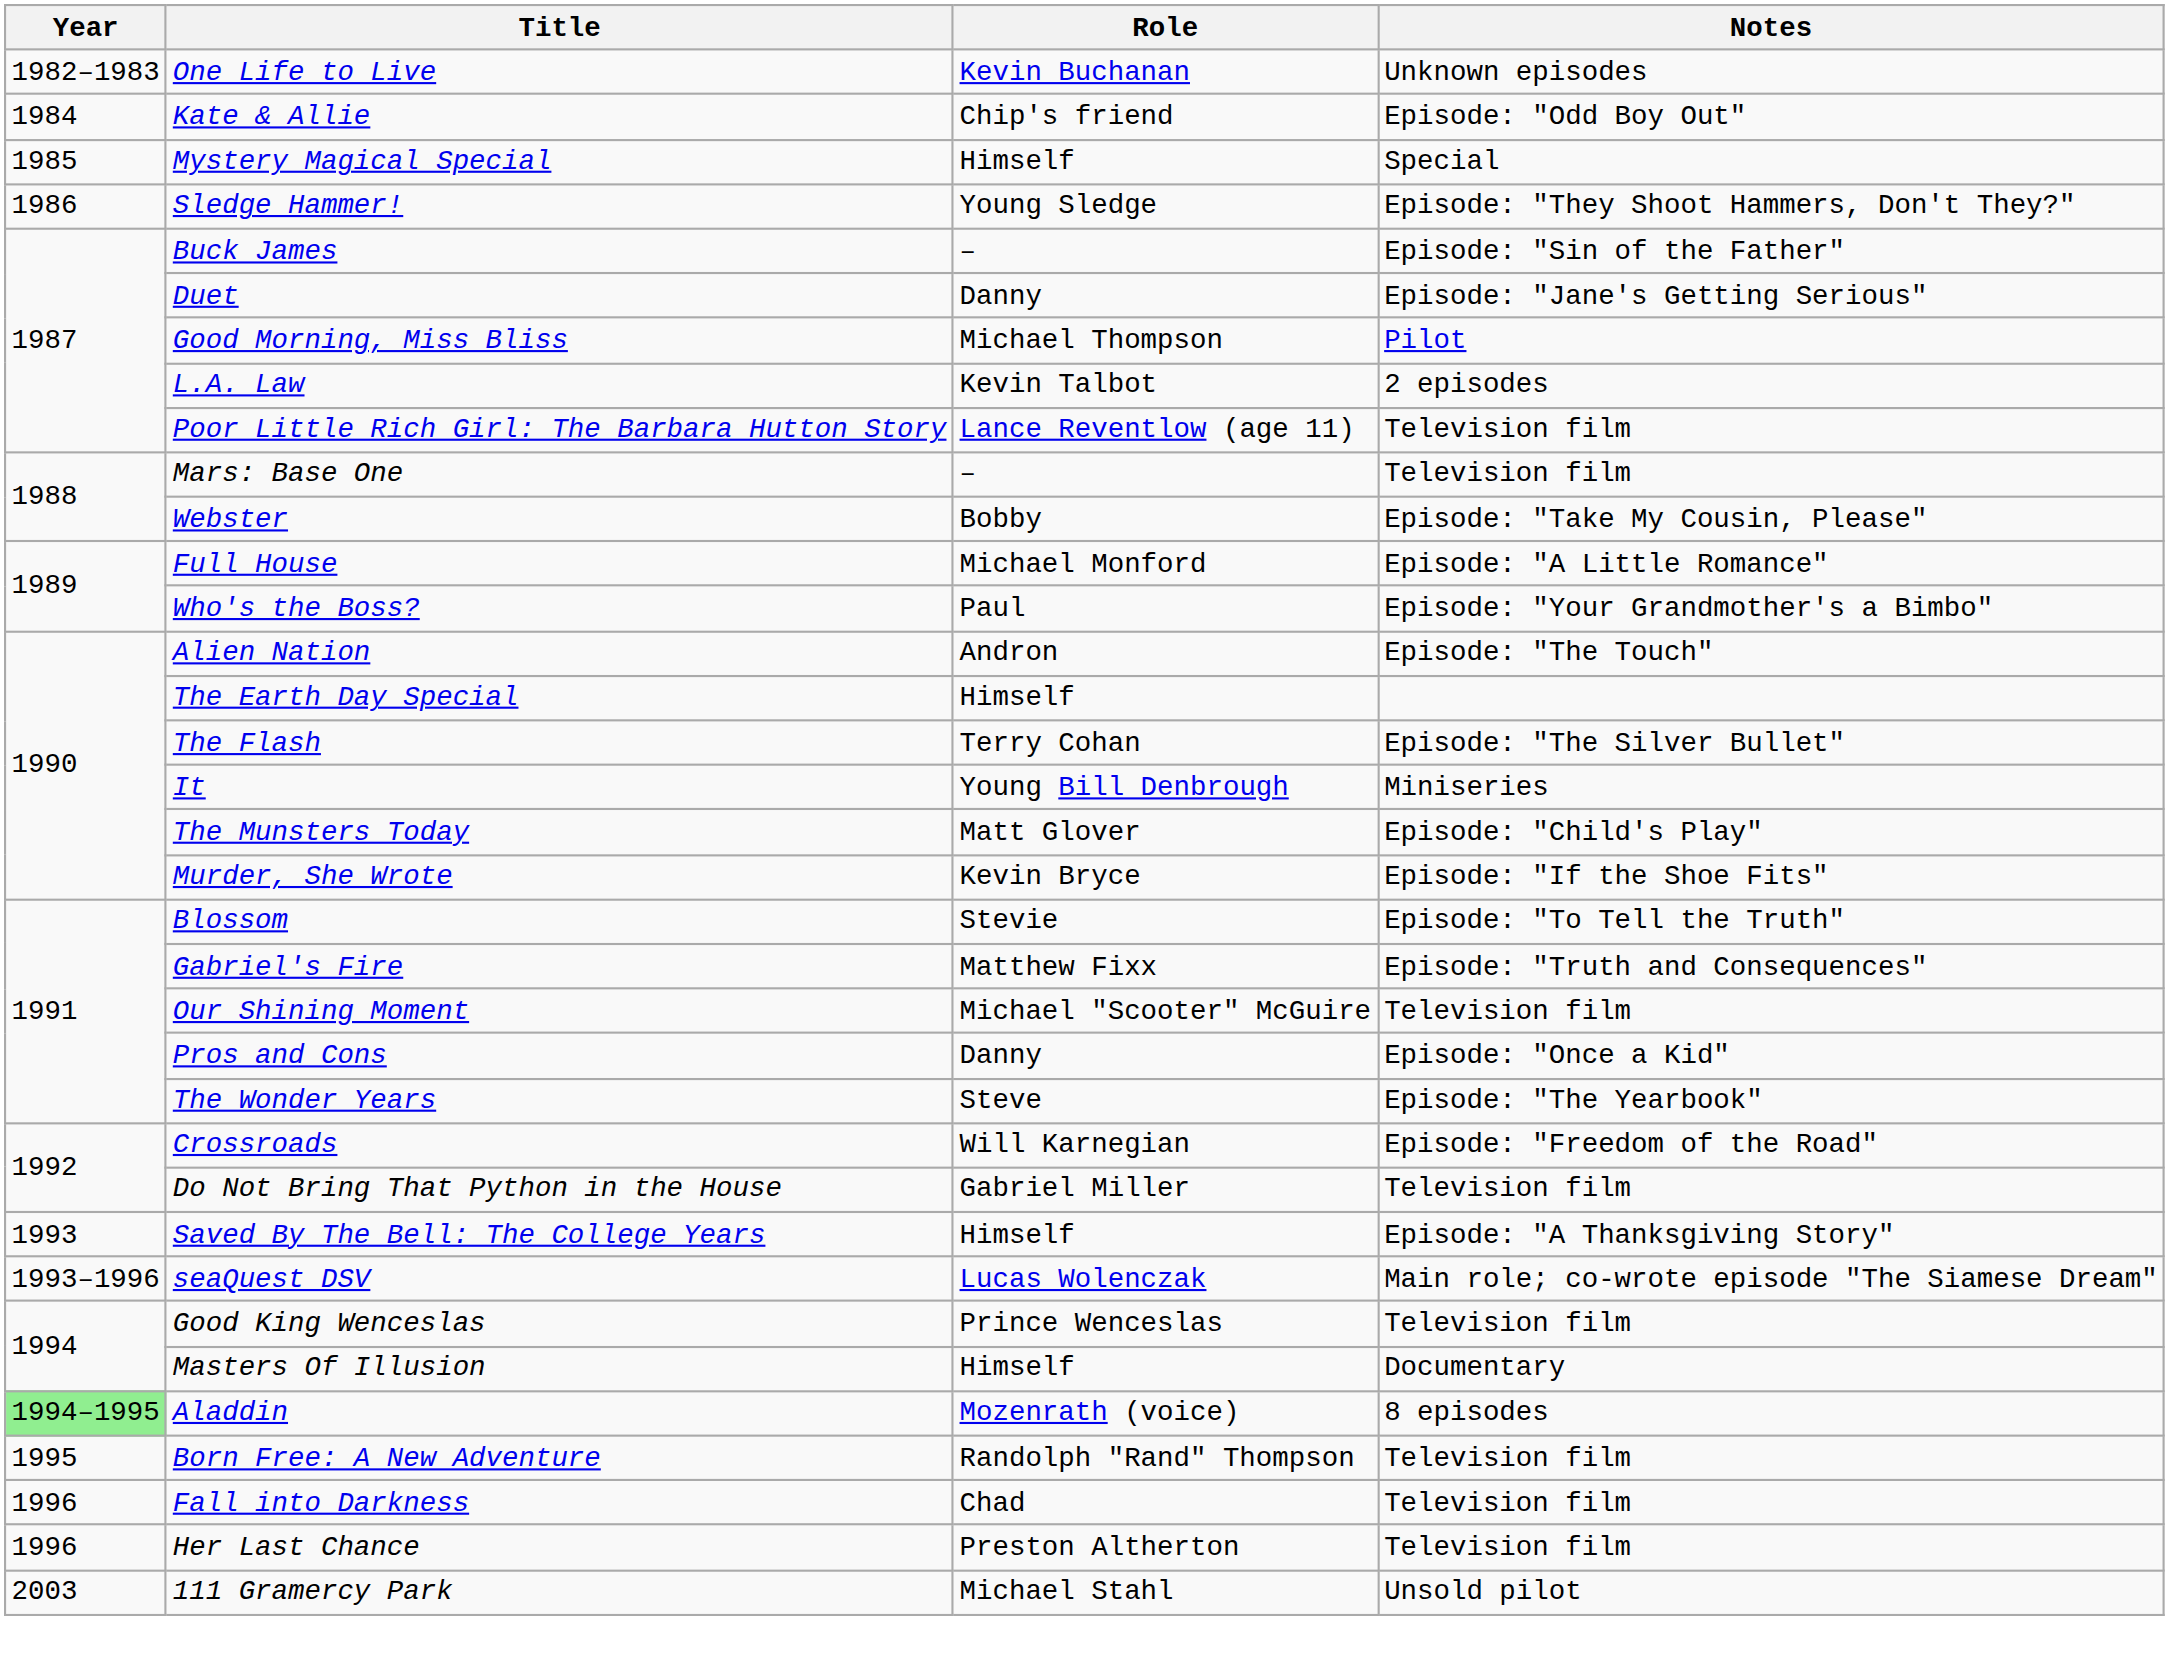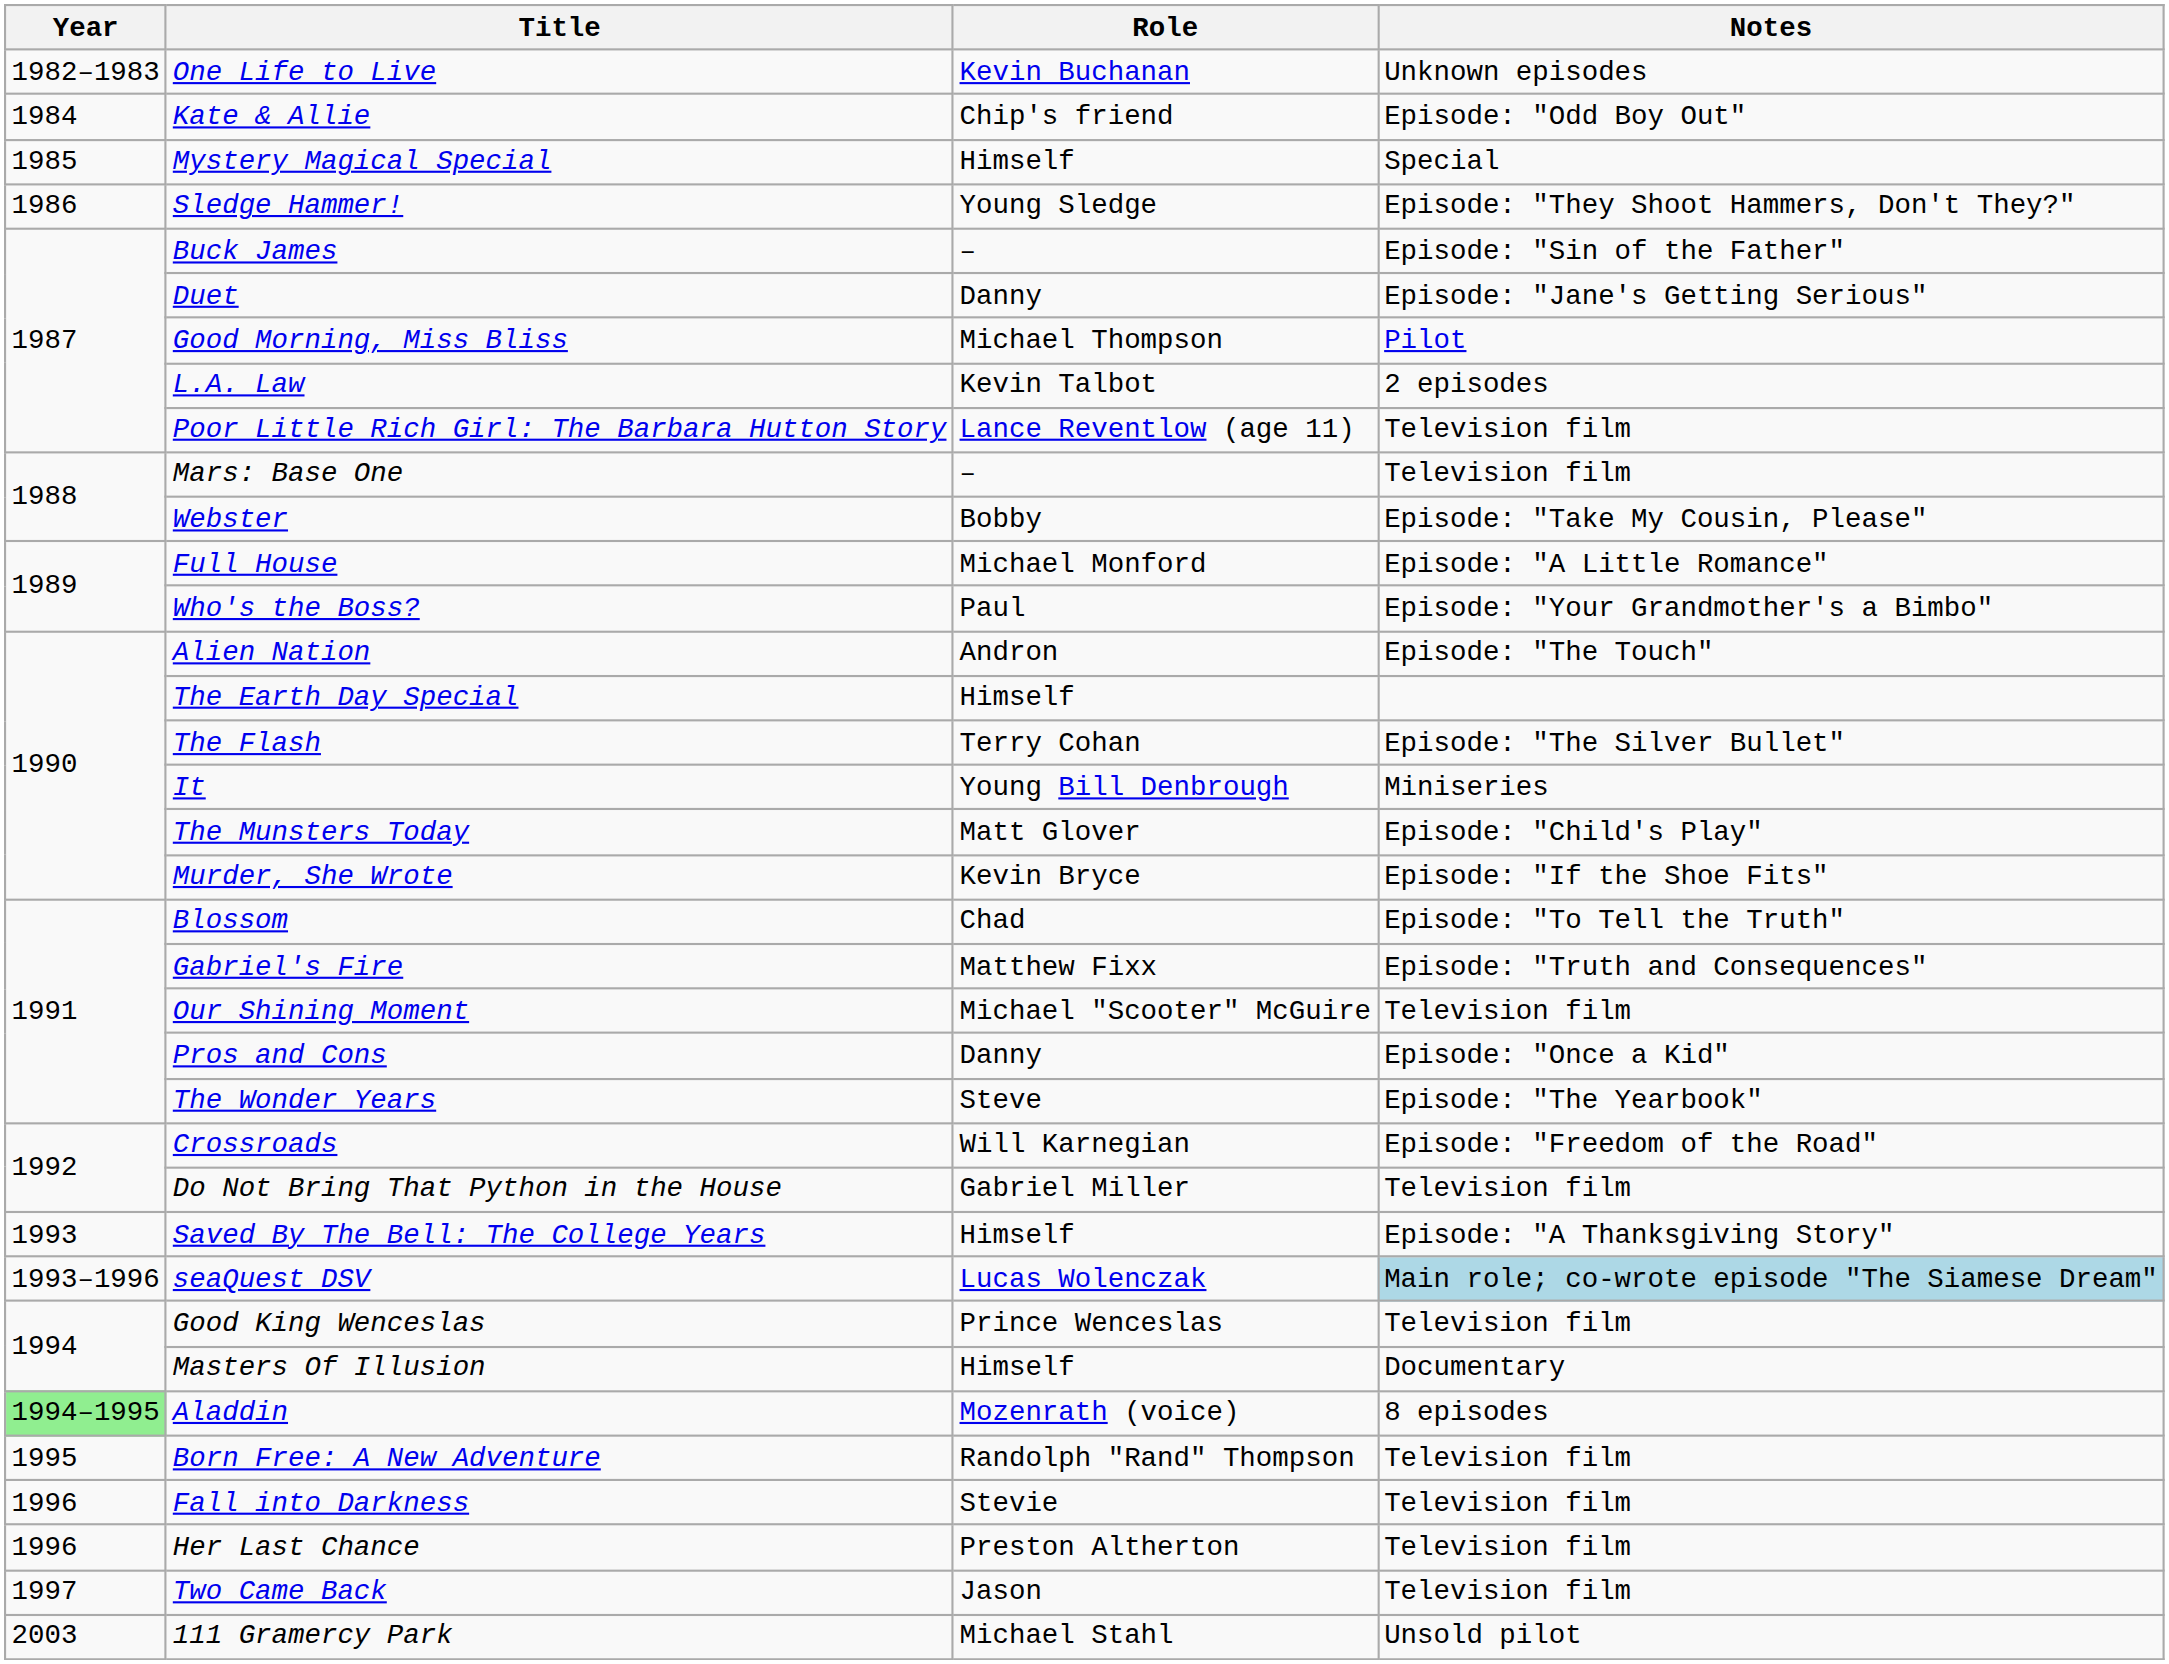(1009, 922) Stevie -> (992, 922) Chad
(1771, 1279) no background -> (1771, 1279) lightblue background
(992, 1503) Chad -> (1009, 1503) Stevie
+ row: (280, 1592)
